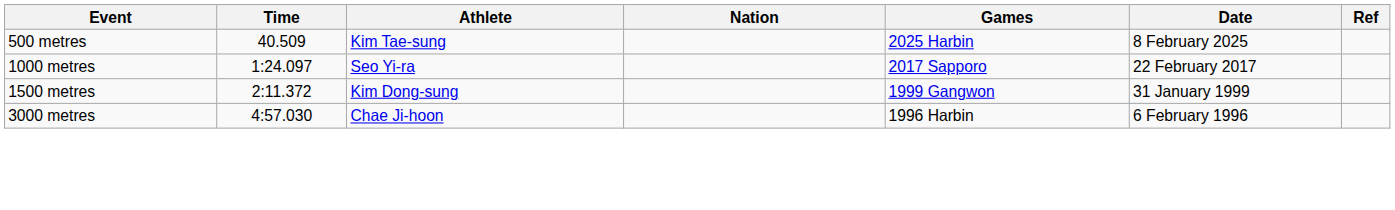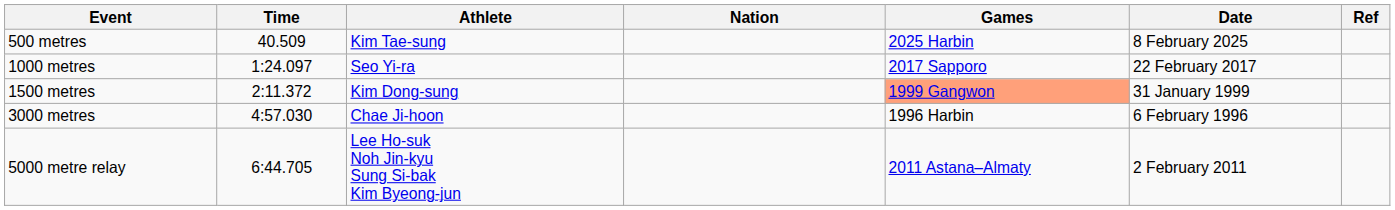(942, 91) no background -> (942, 91) lightsalmon background
+ row: (67, 167)
